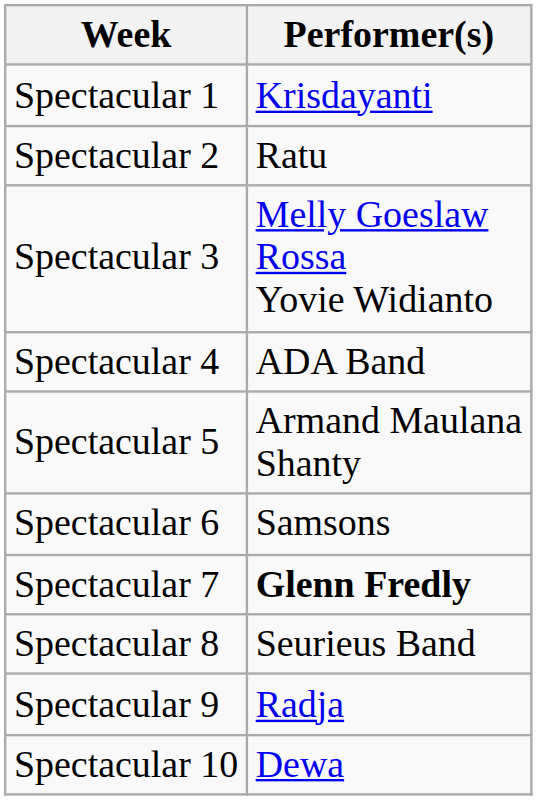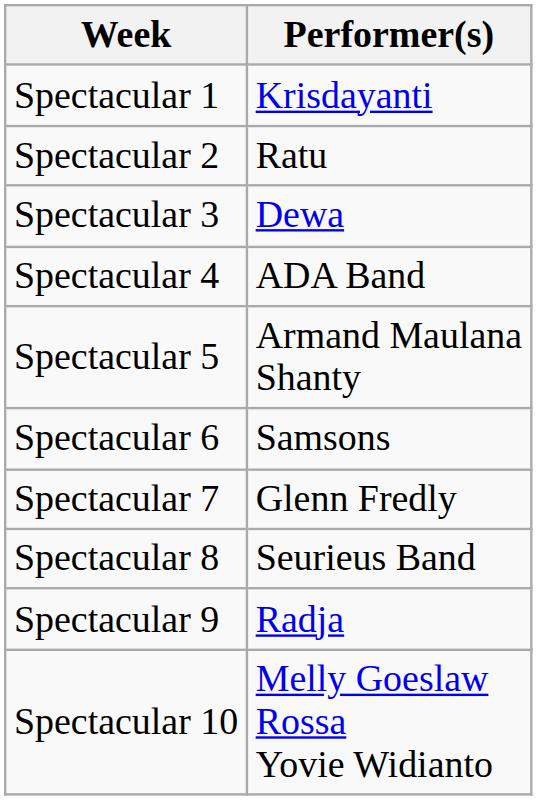(374, 257) Melly Goeslaw Rossa Yovie Widianto -> (300, 214) Dewa
(363, 583) bold -> (356, 498) normal
(300, 763) Dewa -> (374, 721) Melly Goeslaw Rossa Yovie Widianto
